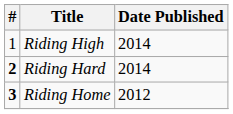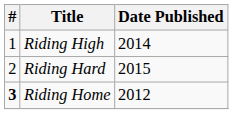(12, 69) bold -> (12, 69) normal
(134, 69) 2014 -> (134, 69) 2015
